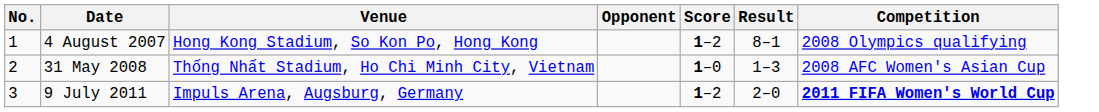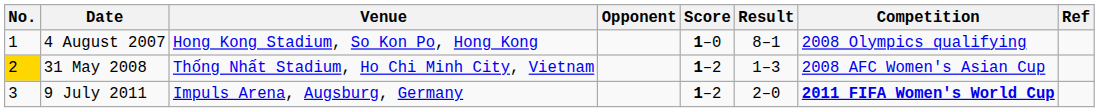+ column: (1076, 17)
(707, 43) 1–2 -> (707, 43) 1–0
(13, 68) no background -> (13, 68) gold background
(707, 68) 1–0 -> (707, 68) 1–2
